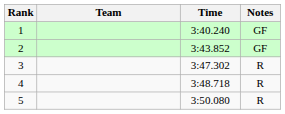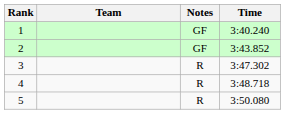columns swapped: (210, 13) <-> (260, 13)
